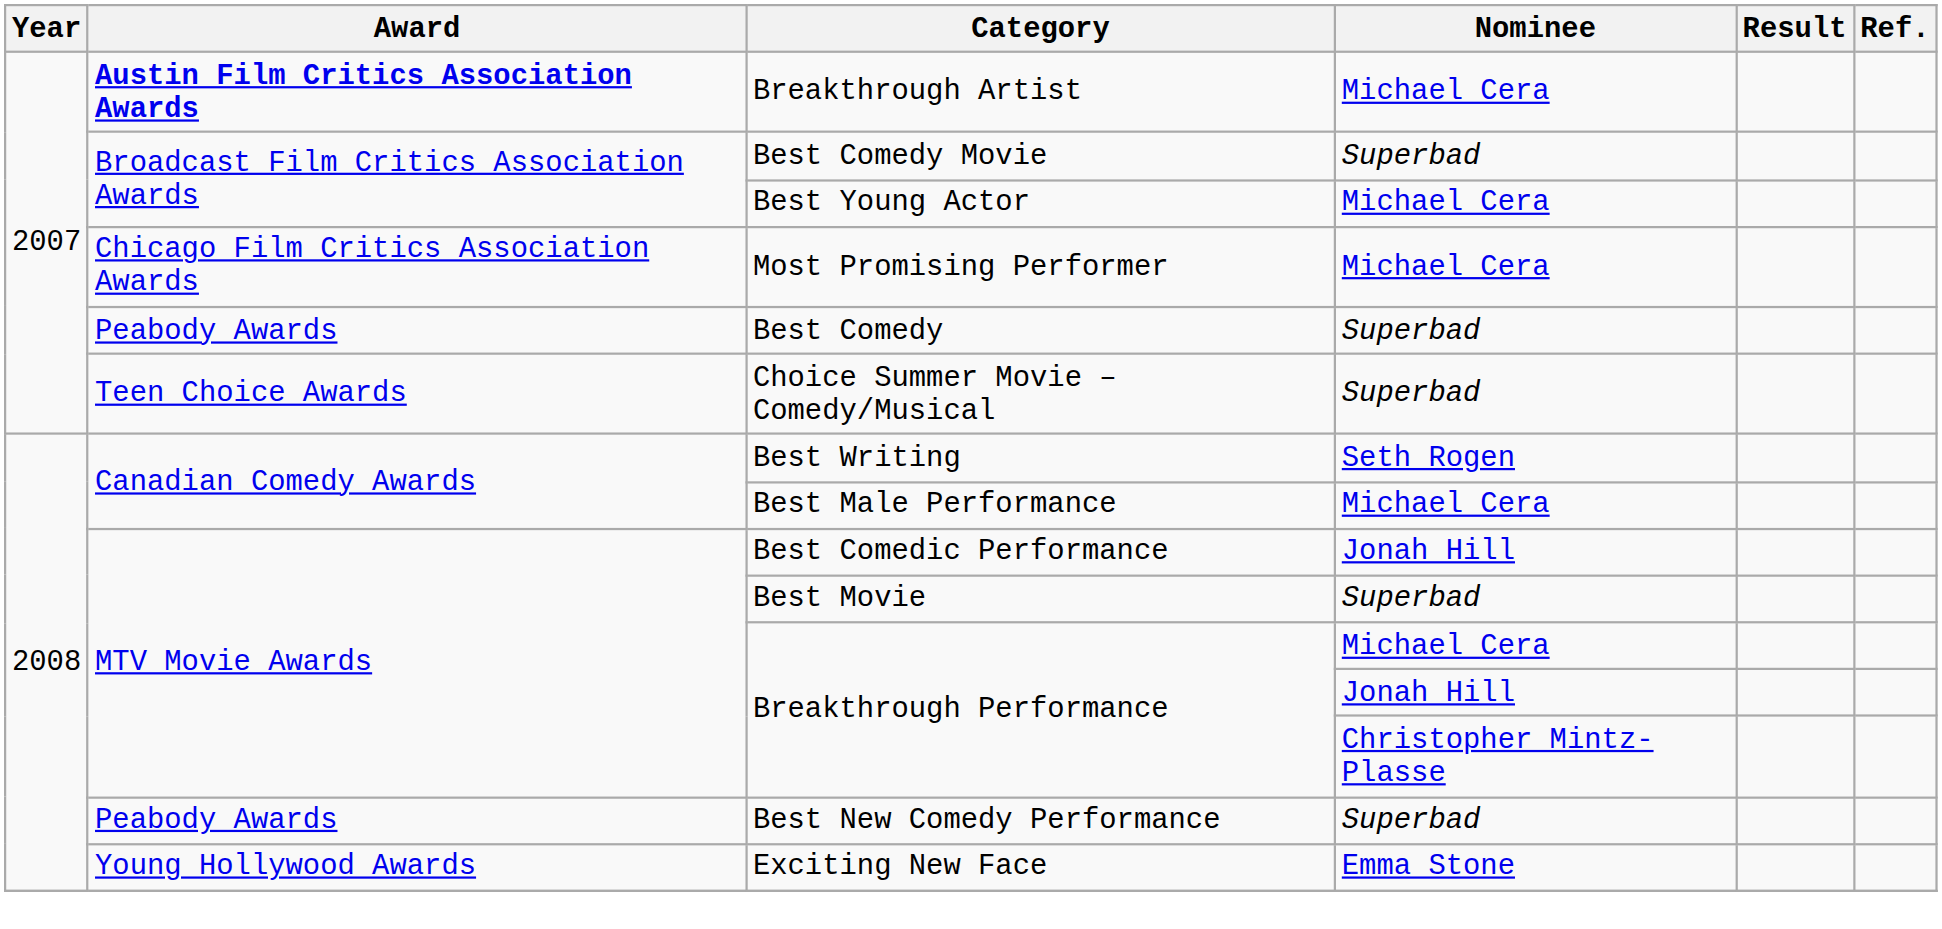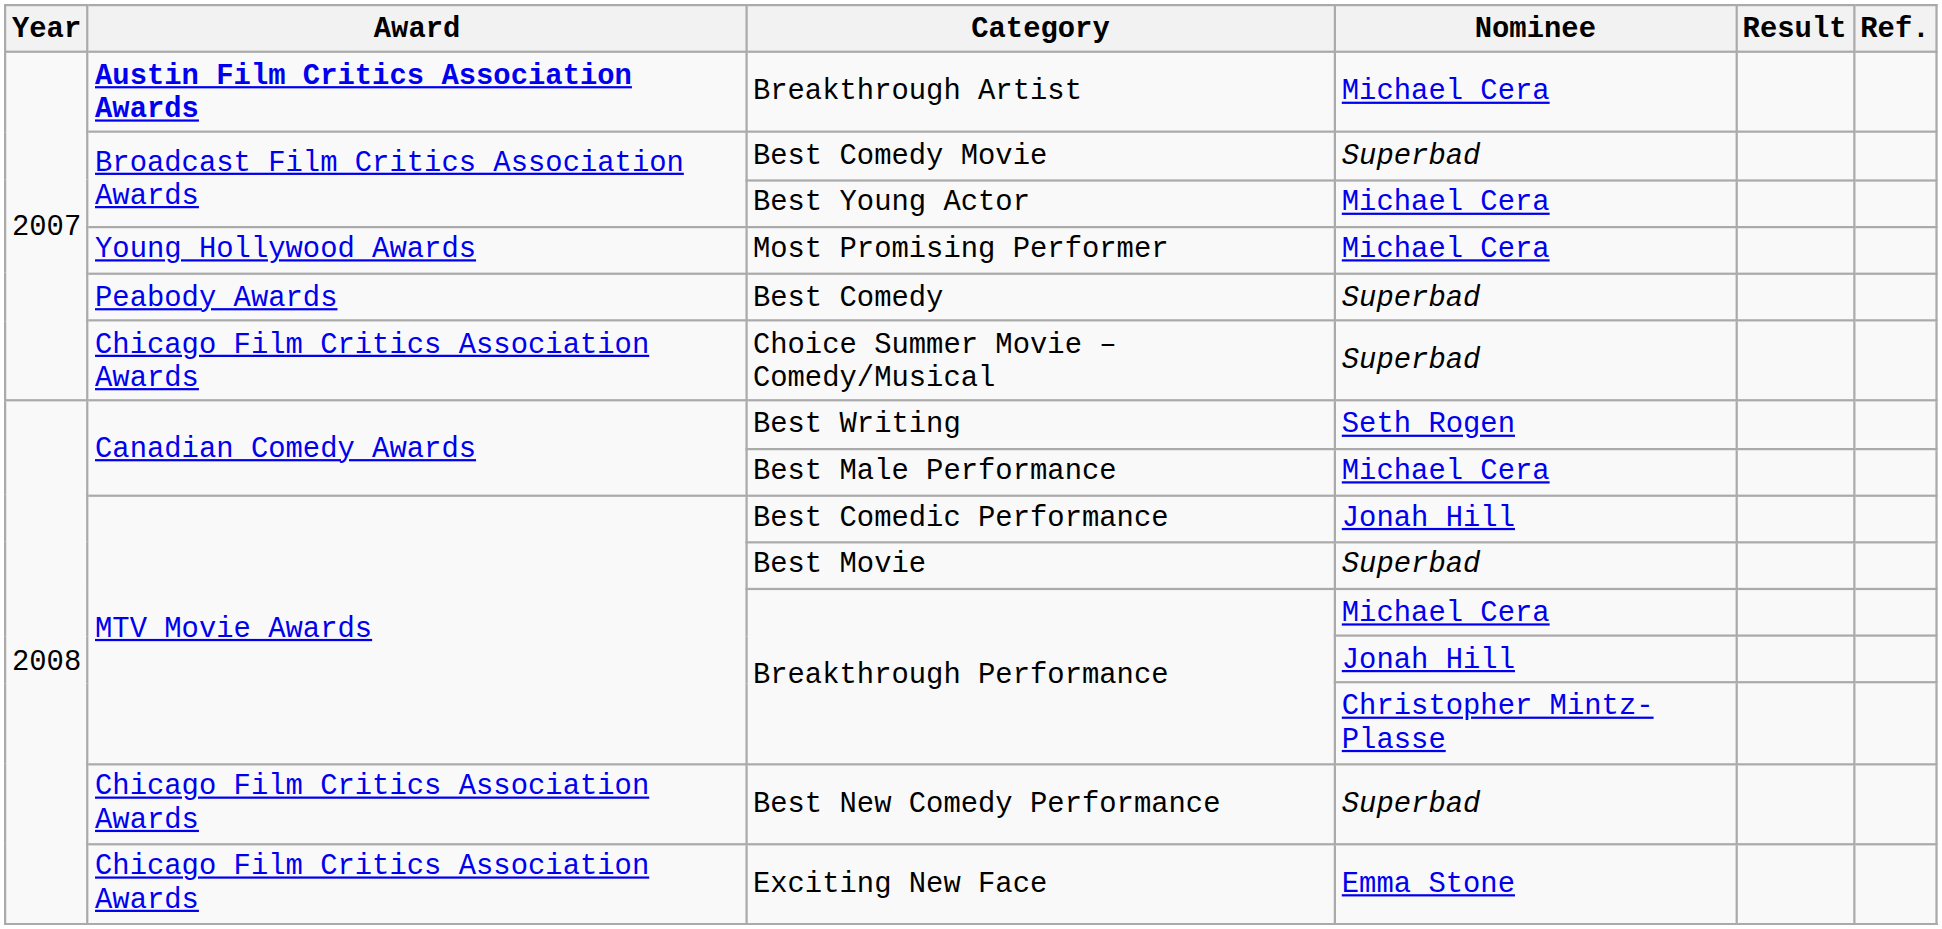(372, 267) Chicago Film Critics Association Awards -> (286, 250) Young Hollywood Awards
(251, 394) Teen Choice Awards -> (372, 361) Chicago Film Critics Association Awards
(216, 820) Peabody Awards -> (372, 804) Chicago Film Critics Association Awards
(286, 867) Young Hollywood Awards -> (372, 884) Chicago Film Critics Association Awards
